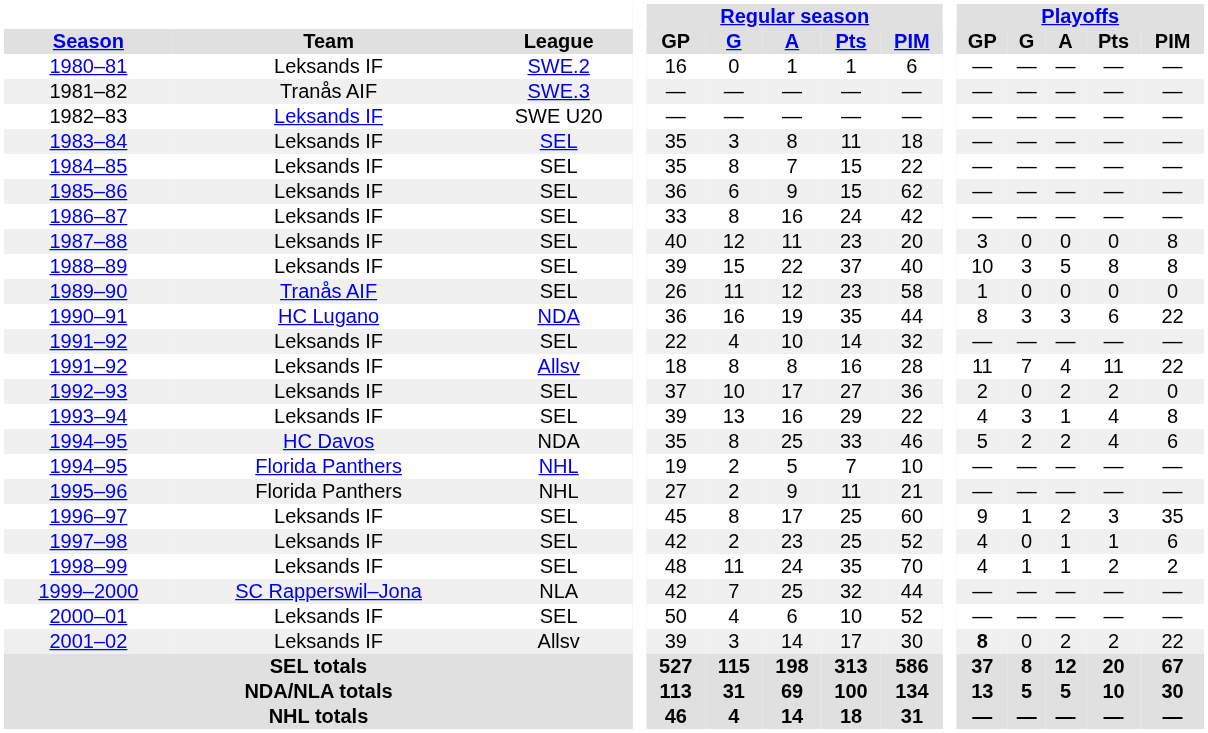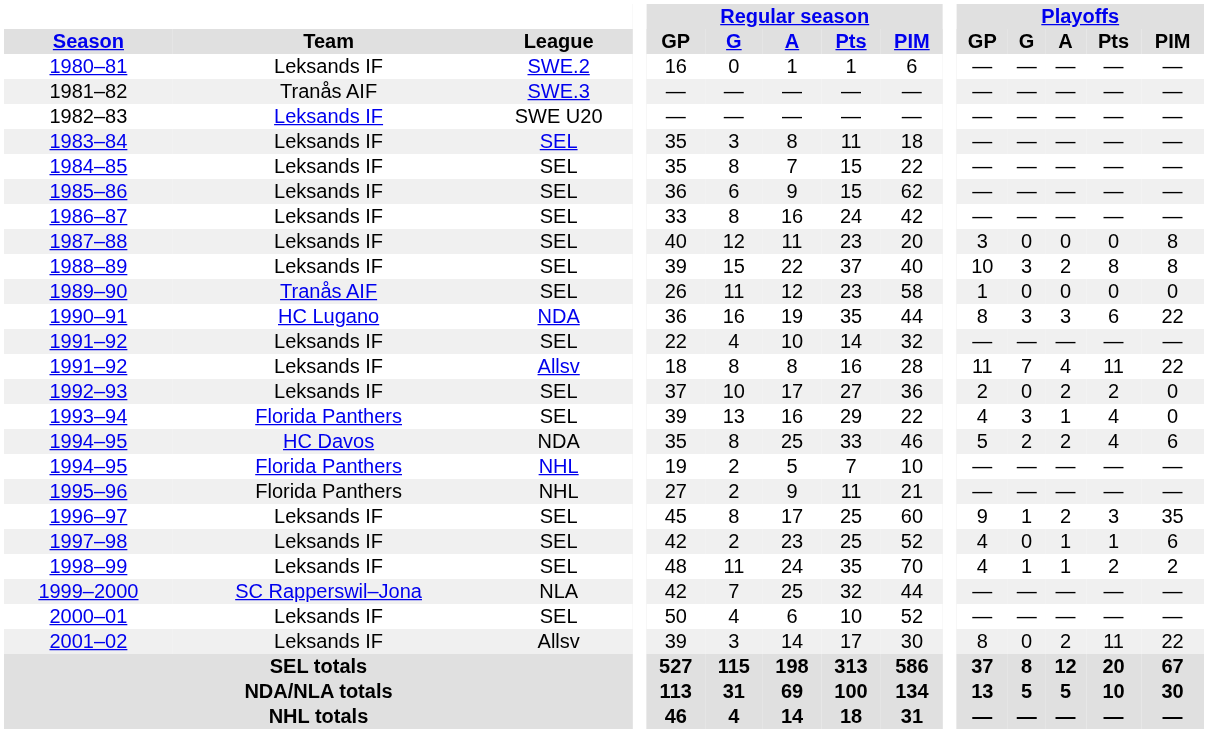(1066, 266) 5 -> (1066, 266) 2
(329, 416) Leksands IF -> (329, 416) Florida Panthers
(1173, 416) 8 -> (1173, 416) 0
(982, 641) bold -> (982, 641) normal
(1114, 641) 2 -> (1114, 641) 11
